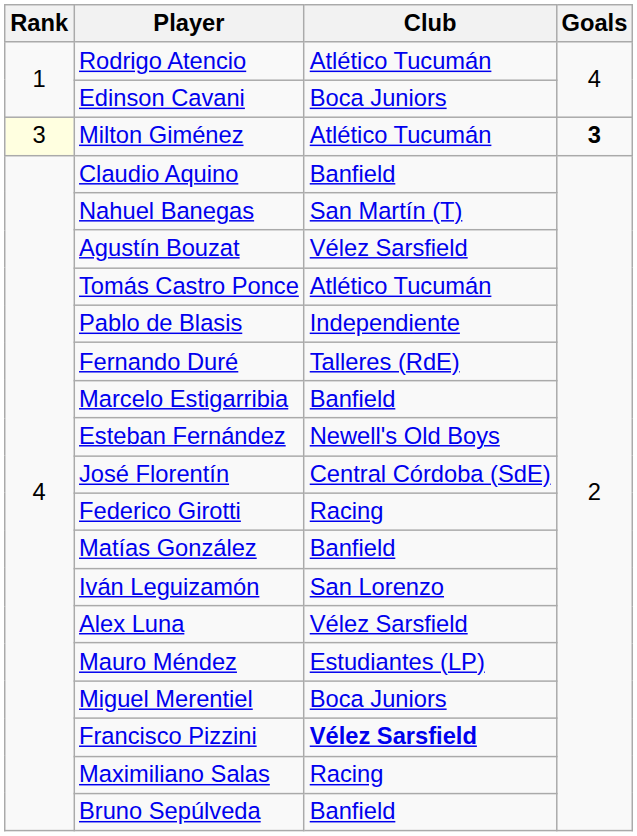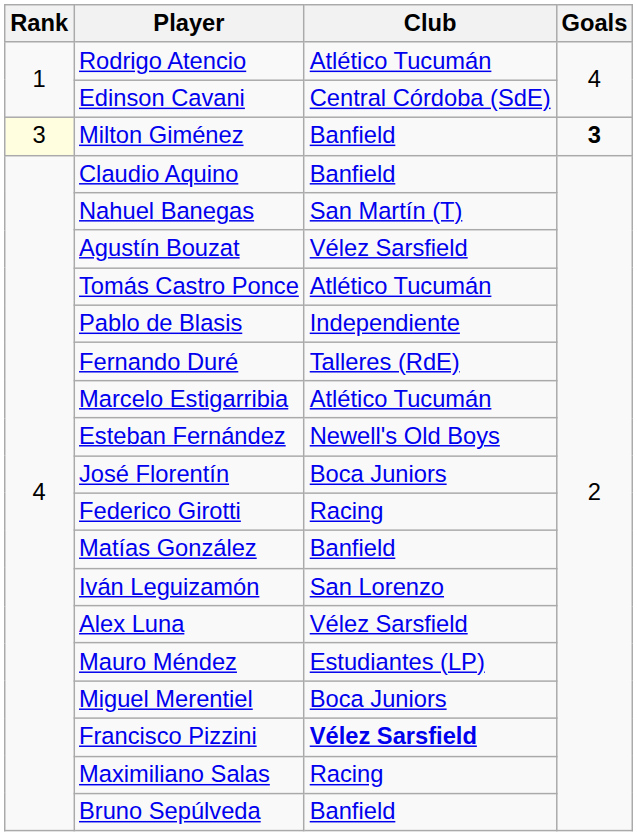(378, 98) Boca Juniors -> (430, 98) Central Córdoba (SdE)
(401, 135) Atlético Tucumán -> (353, 135) Banfield
(353, 398) Banfield -> (401, 398) Atlético Tucumán
(430, 473) Central Córdoba (SdE) -> (378, 473) Boca Juniors
